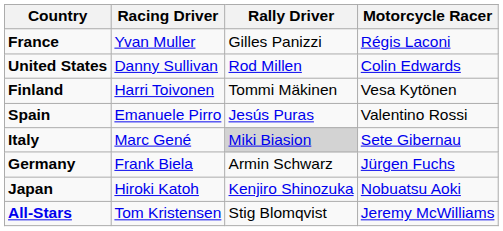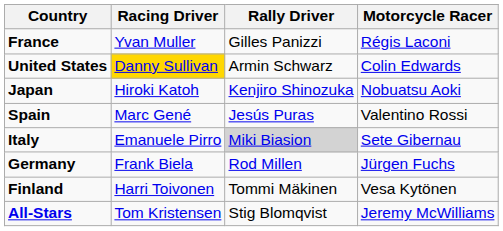(166, 66) no background -> (166, 66) gold background
(265, 66) Rod Millen -> (281, 66) Armin Schwarz
rows swapped: (36, 90) <-> (30, 189)
(168, 115) Emanuele Pirro -> (153, 115) Marc Gené
(153, 139) Marc Gené -> (168, 139) Emanuele Pirro
(281, 164) Armin Schwarz -> (265, 164) Rod Millen
